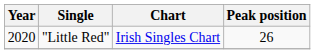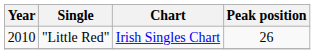(22, 37) 2020 -> (22, 37) 2010
